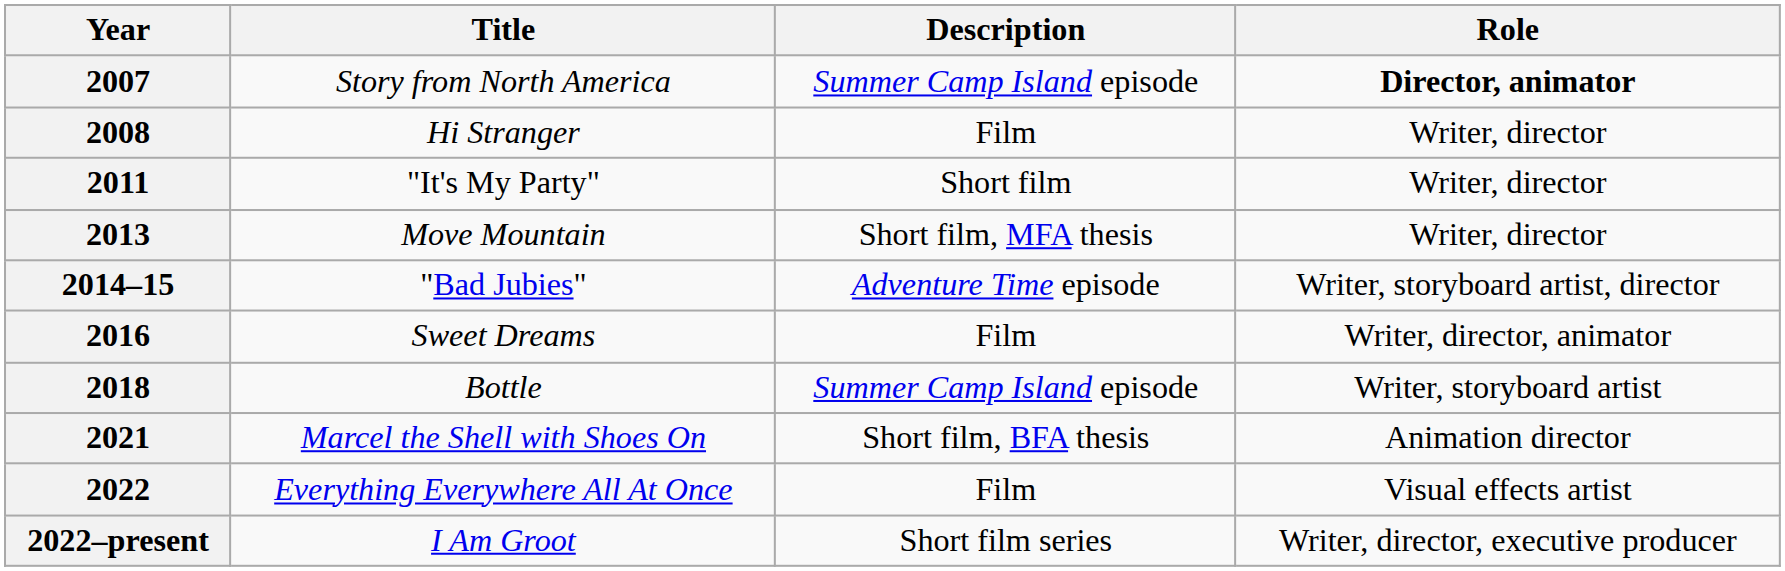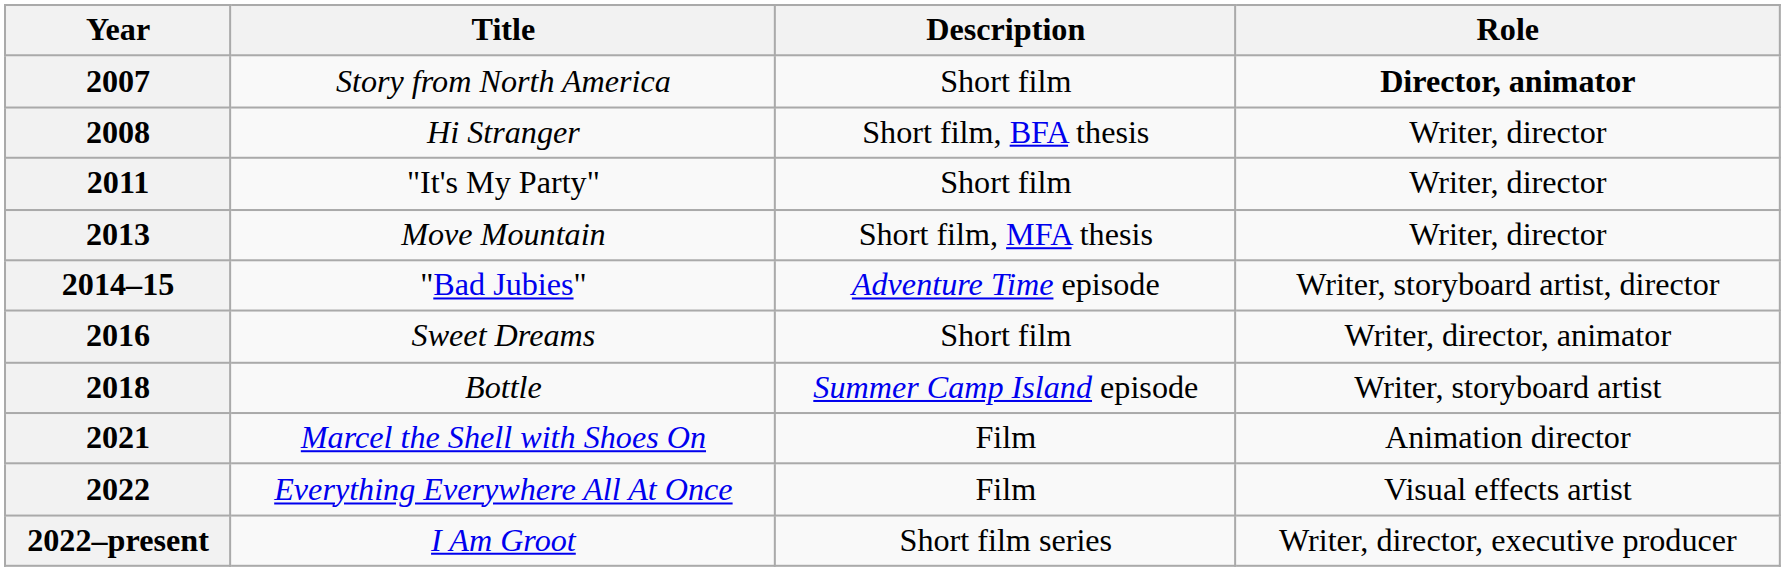(1006, 81) Summer Camp Island episode -> (1006, 81) Short film
(1006, 132) Film -> (1006, 132) Short film, BFA thesis
(1006, 336) Film -> (1006, 336) Short film
(1006, 438) Short film, BFA thesis -> (1006, 438) Film
